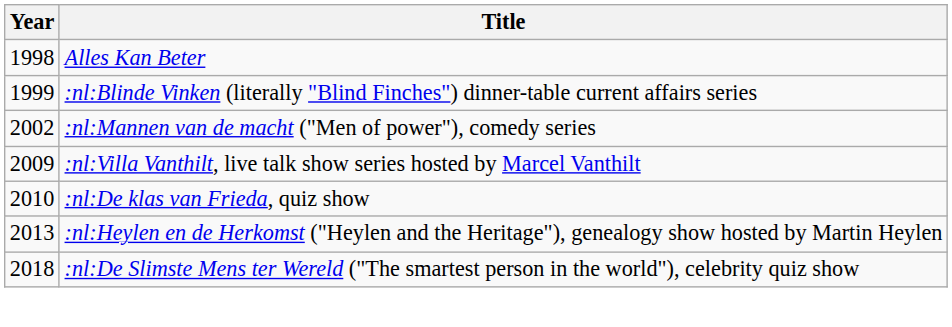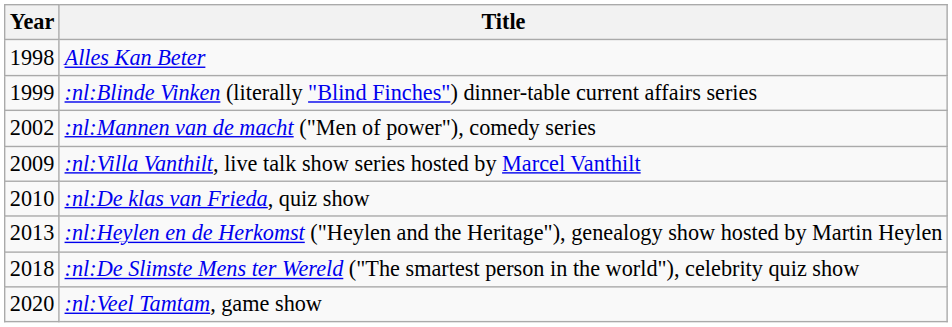+ row: (193, 304)
